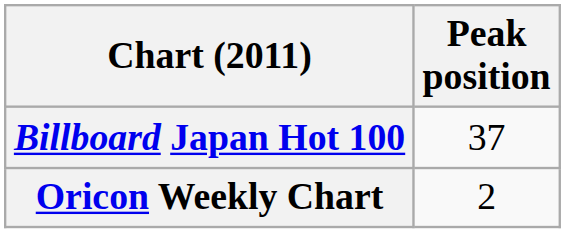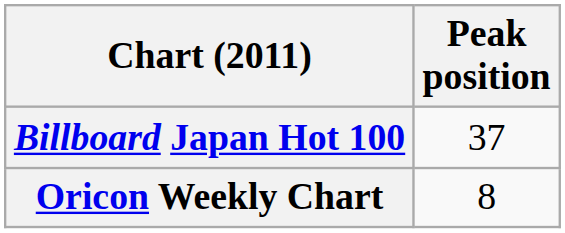(487, 196) 2 -> (487, 196) 8
